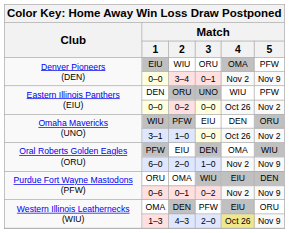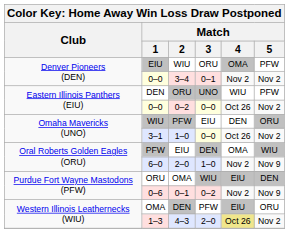(269, 79) Nov 9 -> (269, 79) Nov 2
(269, 221) Nov 9 -> (269, 221) Nov 2
